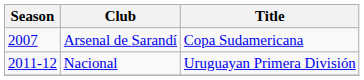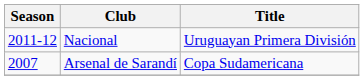rows swapped: (120, 39) <-> (91, 63)
